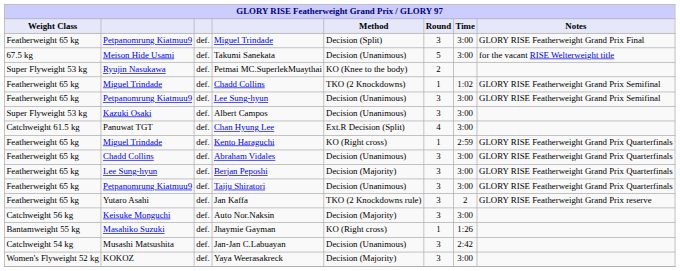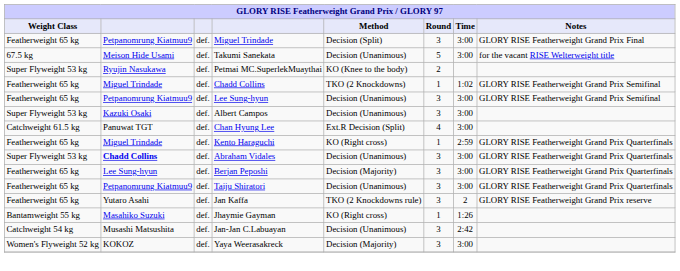(43, 157) Featherweight 65 kg -> (47, 157) Super Flyweight 53 kg
(128, 157) normal -> (130, 157) bold
- row: (244, 215)
